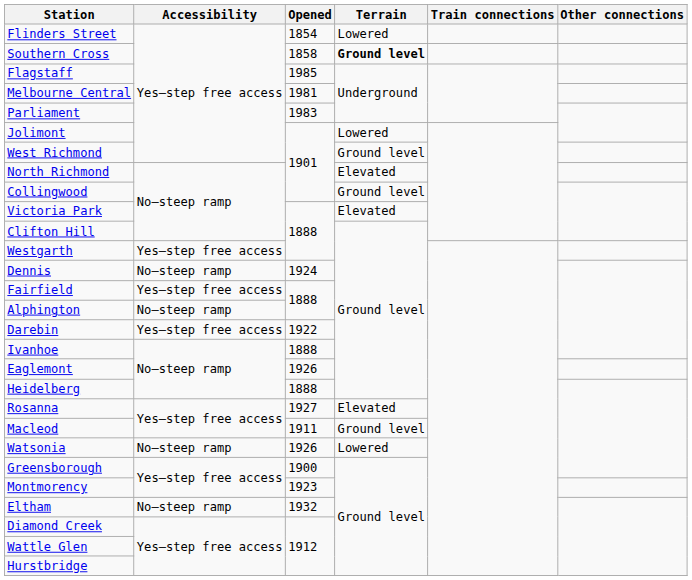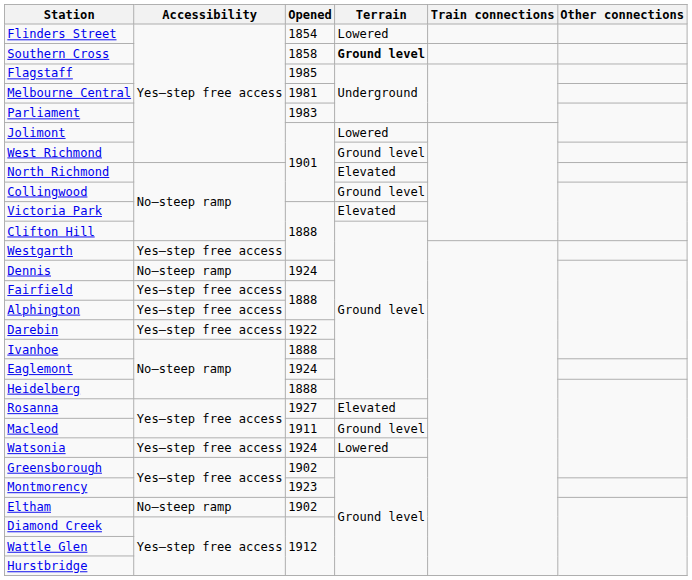(184, 310) No—steep ramp -> (210, 310) Yes—step free access
(303, 369) 1926 -> (303, 369) 1924
(184, 448) No—steep ramp -> (210, 448) Yes—step free access
(303, 448) 1926 -> (303, 448) 1924
(303, 468) 1900 -> (303, 468) 1902
(303, 507) 1932 -> (303, 507) 1902
